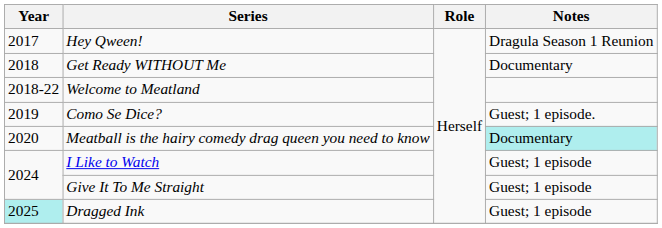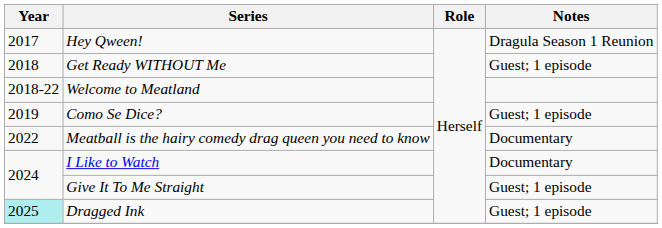(531, 65) Documentary -> (540, 65) Guest; 1 episode
(542, 114) Guest; 1 episode. -> (540, 114) Guest; 1 episode
(23, 138) 2020 -> (23, 138) 2022
(531, 138) paleturquoise background -> (531, 138) no background
(540, 162) Guest; 1 episode -> (531, 162) Documentary
